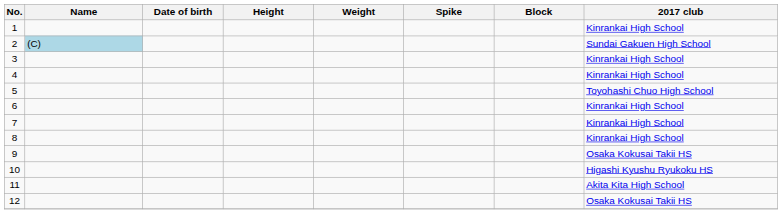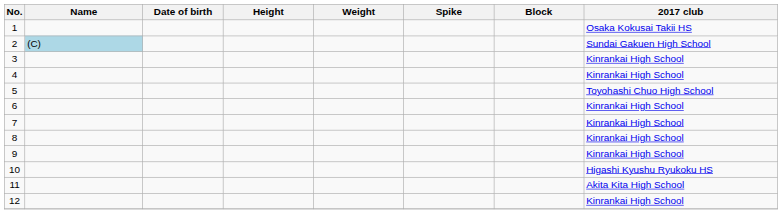(635, 28) Kinrankai High School -> (639, 28) Osaka Kokusai Takii HS
(639, 153) Osaka Kokusai Takii HS -> (635, 153) Kinrankai High School
(639, 201) Osaka Kokusai Takii HS -> (635, 201) Kinrankai High School
